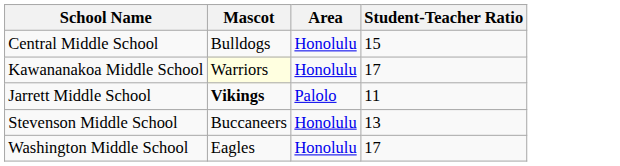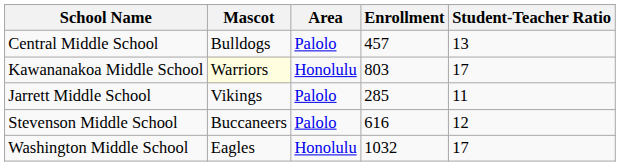+ column: (404, 17)
(326, 43) Honolulu -> (315, 43) Palolo
(373, 43) 15 -> (460, 43) 13
(238, 95) bold -> (236, 95) normal
(326, 122) Honolulu -> (315, 122) Palolo
(373, 122) 13 -> (460, 122) 12
